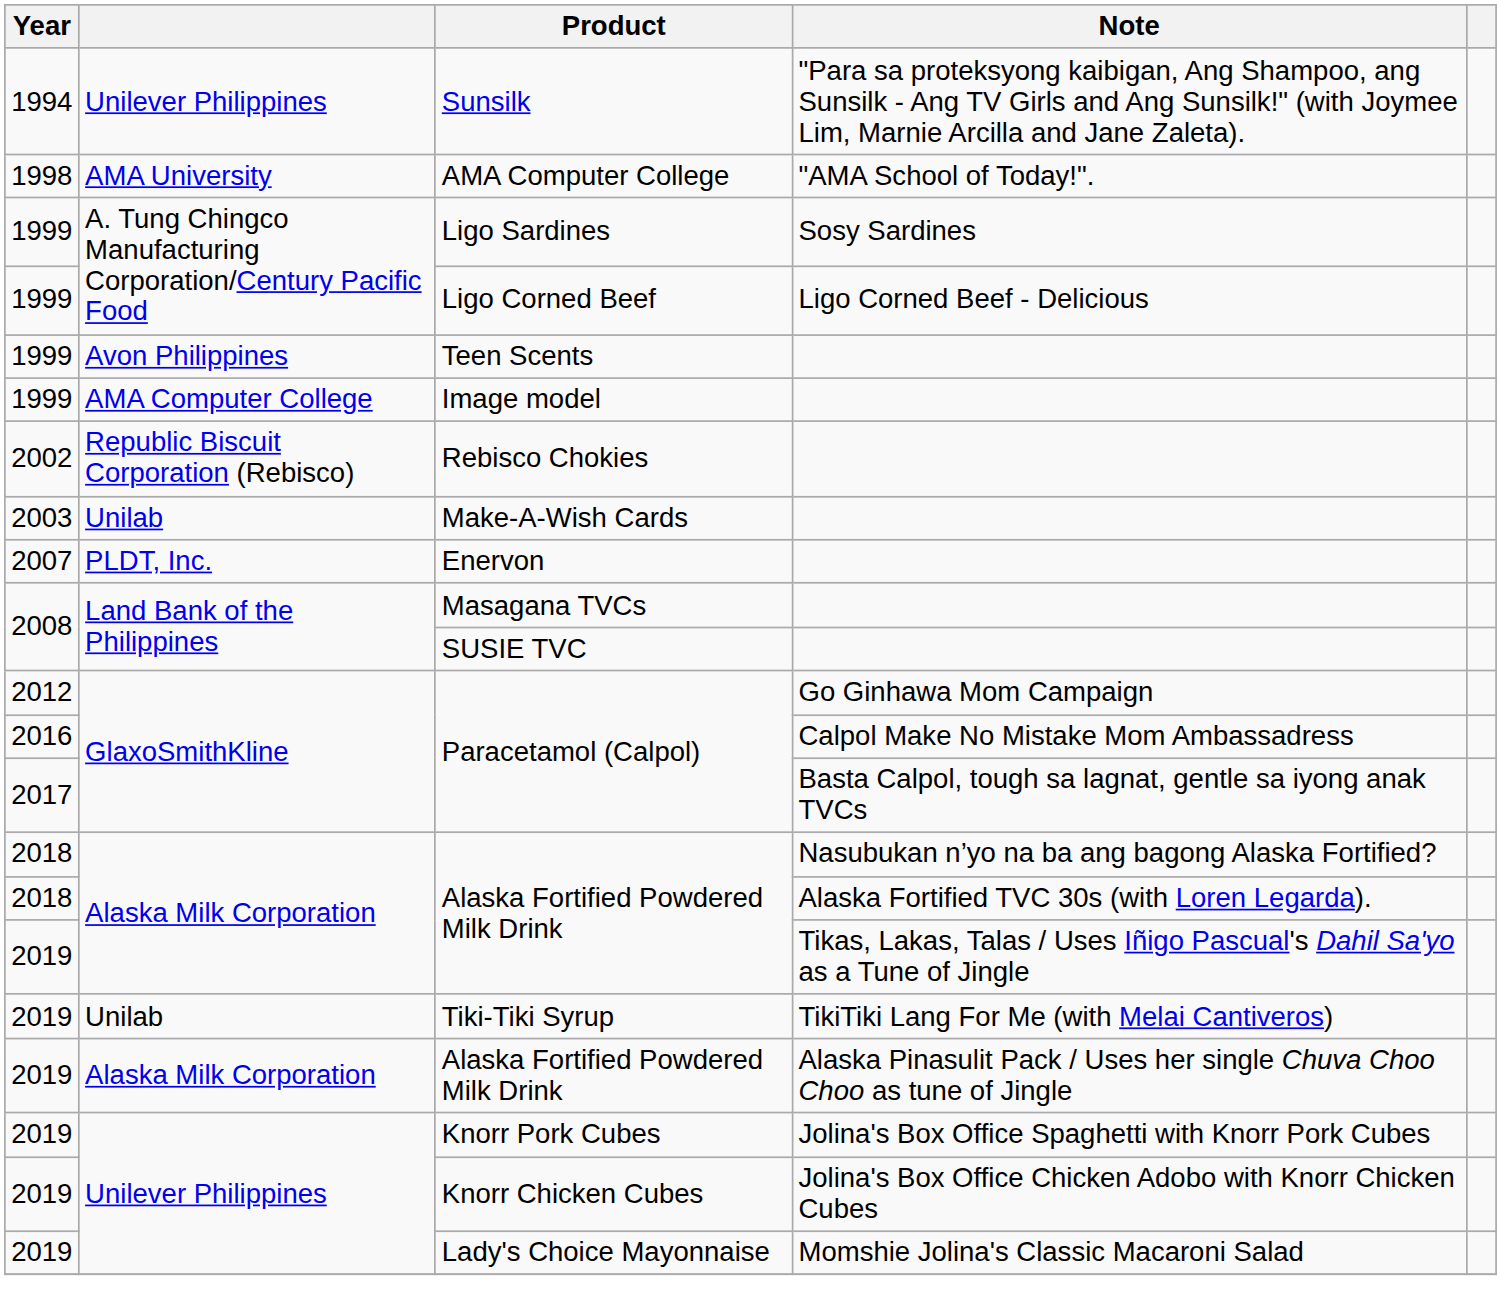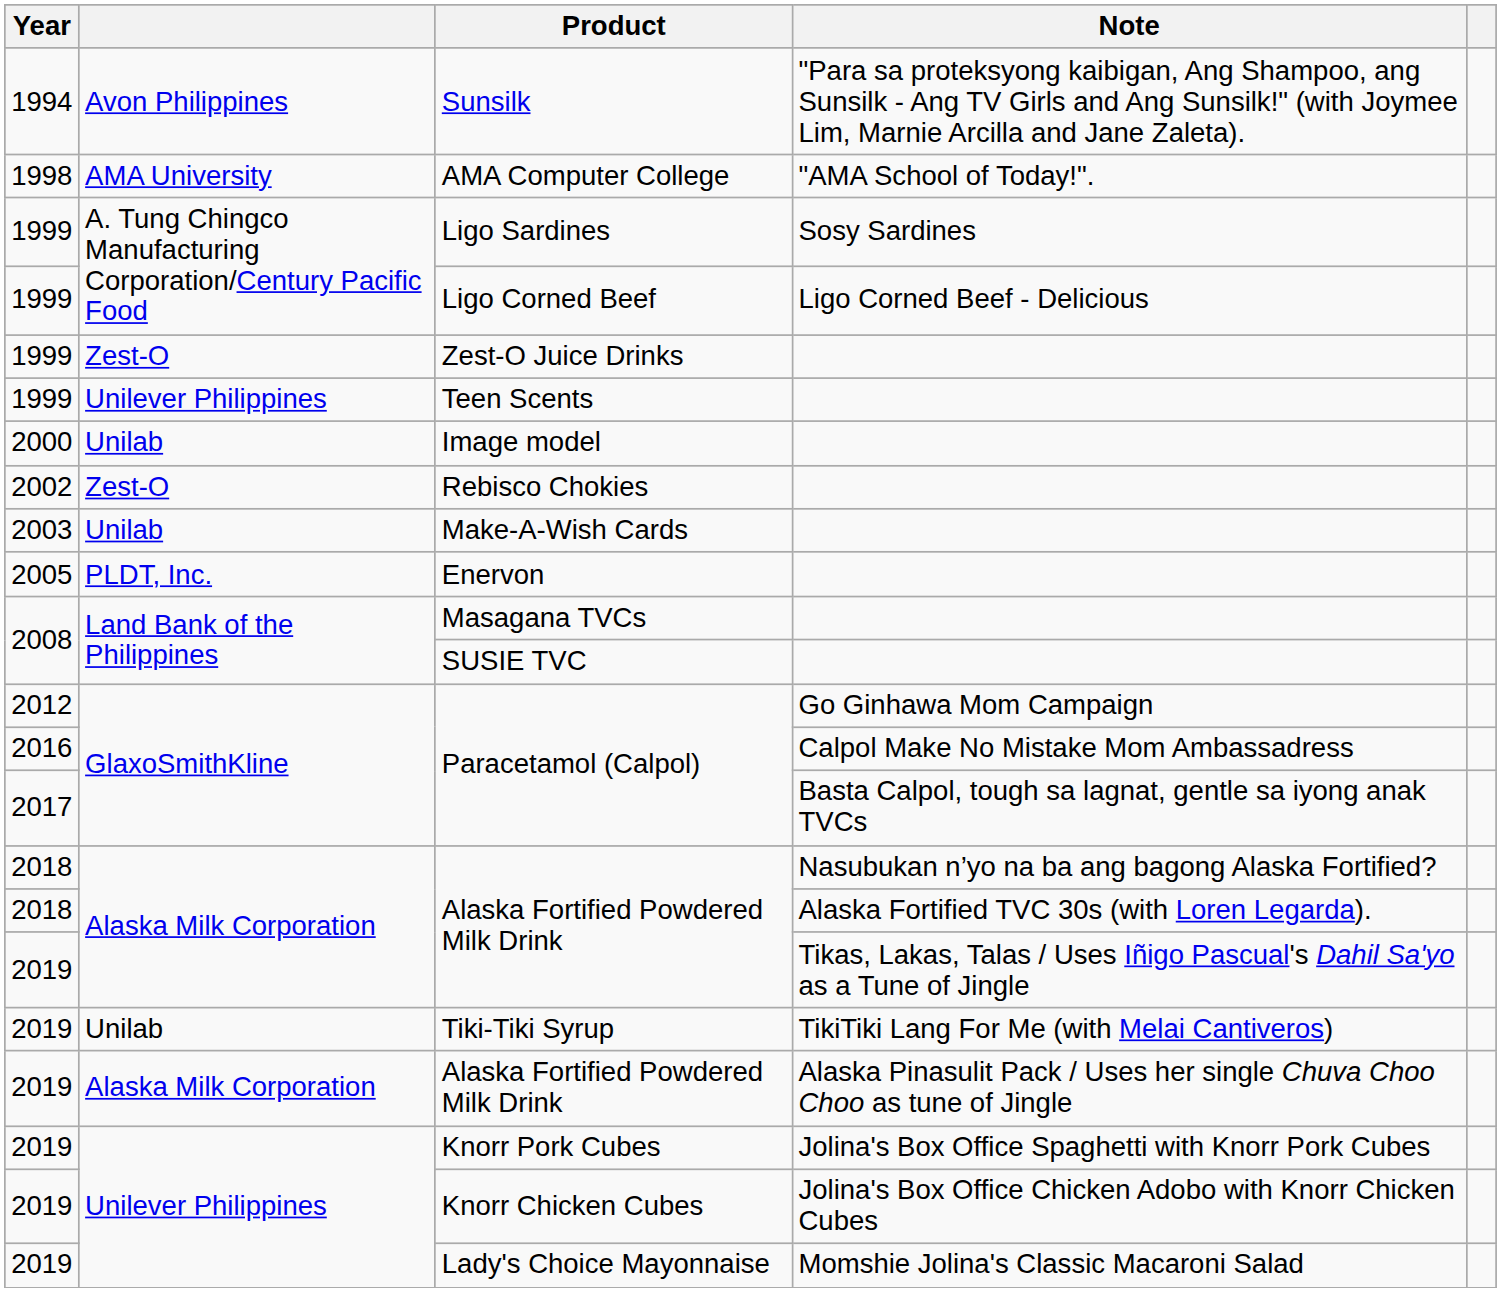(206, 100) Unilever Philippines -> (187, 100) Avon Philippines
+ row: (563, 355)
(187, 355) Avon Philippines -> (206, 399) Unilever Philippines
(42, 399) 1999 -> (42, 442) 2000
(229, 399) AMA Computer College -> (124, 442) Unilab
(220, 458) Republic Biscuit Corporation (Rebisco) -> (127, 486) Zest-O
(42, 561) 2007 -> (42, 573) 2005
